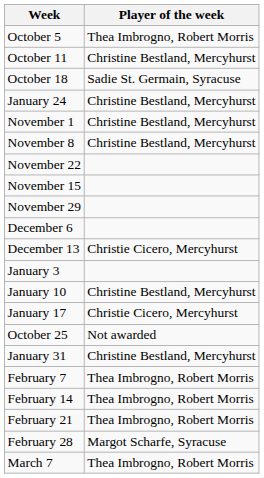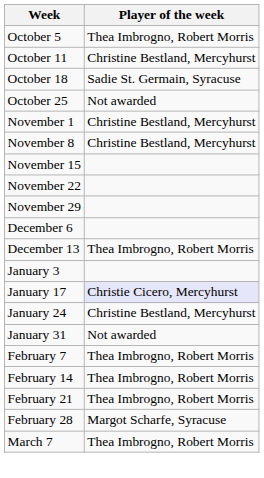rows swapped: (38, 334) <-> (37, 100)
rows swapped: (44, 185) <-> (44, 164)
(162, 249) Christie Cicero, Mercyhurst -> (170, 249) Thea Imbrogno, Robert Morris
- row: (37, 292)
(162, 313) no background -> (162, 292) lavender background
(171, 356) Christine Bestland, Mercyhurst -> (122, 334) Not awarded
